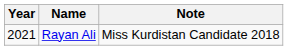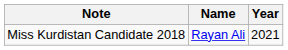columns swapped: (22, 14) <-> (191, 14)
